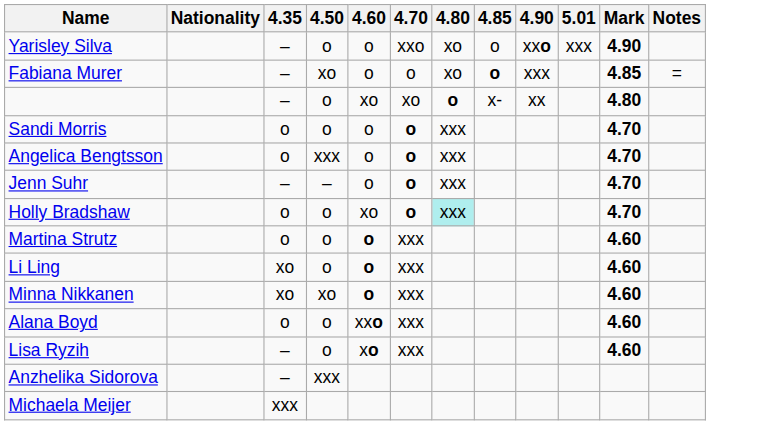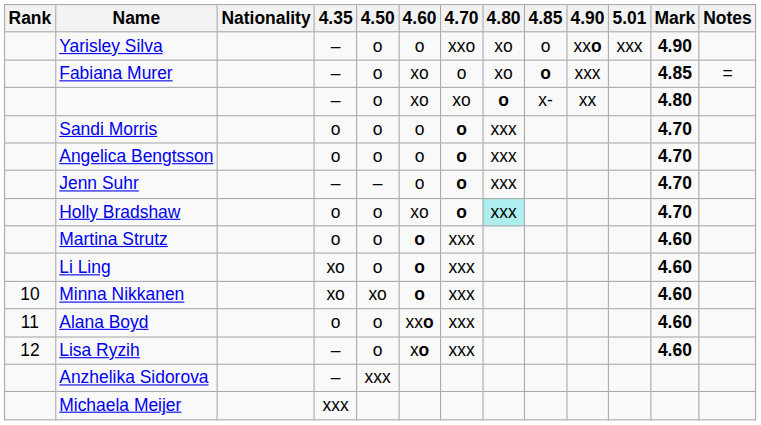+ column: (30, 18)
(327, 73) xo -> (378, 73) o
(369, 73) o -> (420, 73) xo
(327, 156) xxx -> (378, 156) o
